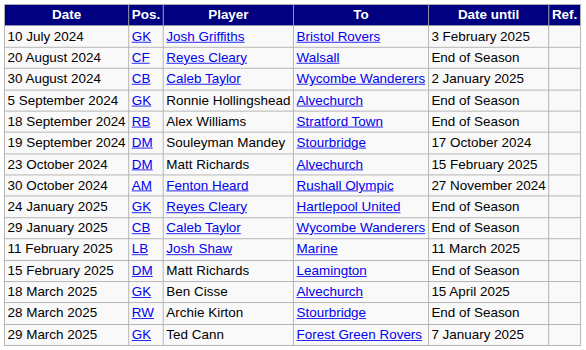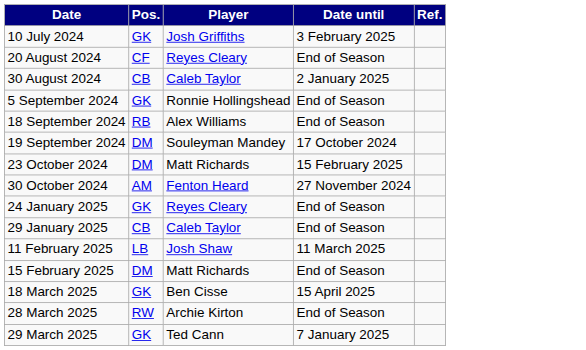- column: (361, 15)
